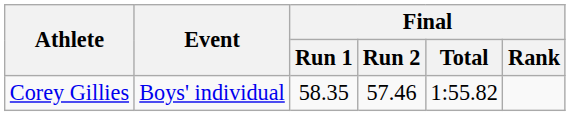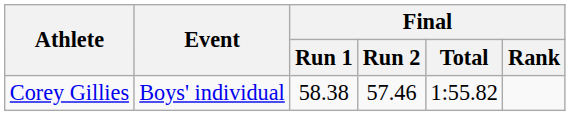(324, 92) 58.35 -> (324, 92) 58.38
